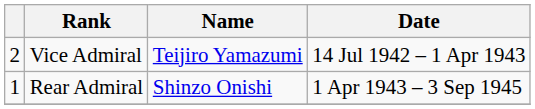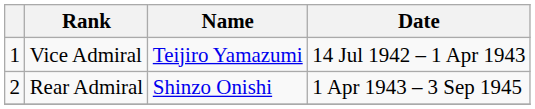(15, 54) 2 -> (15, 54) 1
(15, 87) 1 -> (15, 87) 2
